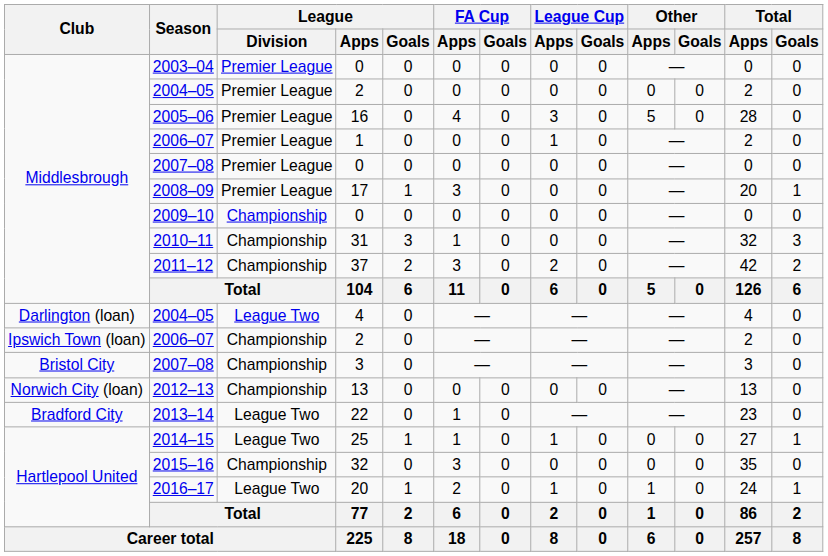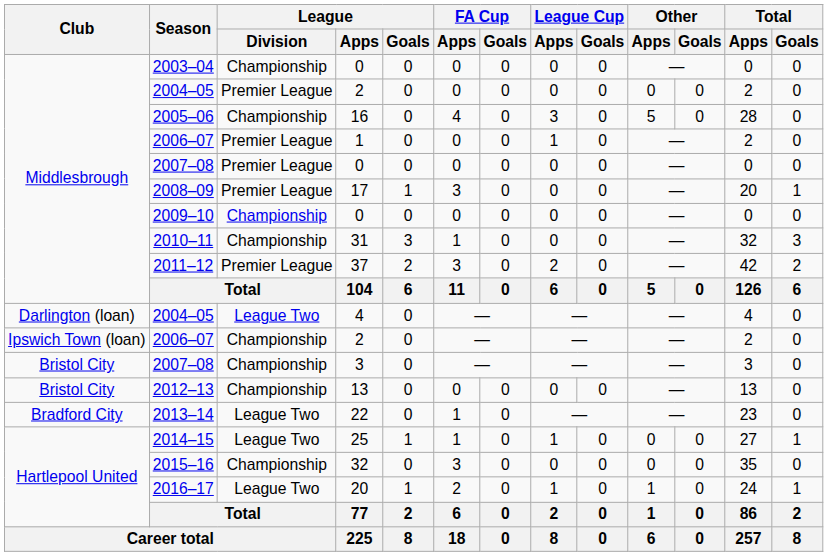(277, 66) Premier League -> (277, 66) Championship
(277, 116) Premier League -> (277, 116) Championship
(277, 265) Championship -> (277, 265) Premier League
(77, 389) Norwich City (loan) -> (77, 389) Bristol City
